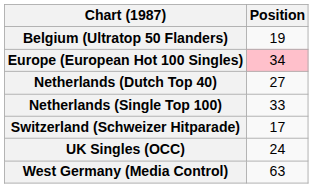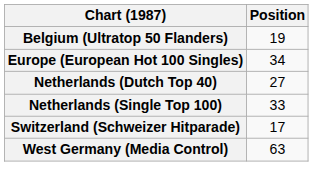(277, 60) pink background -> (277, 60) no background
- row: (125, 149)
